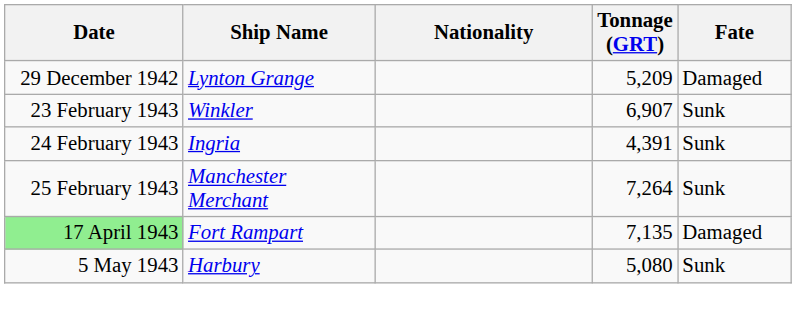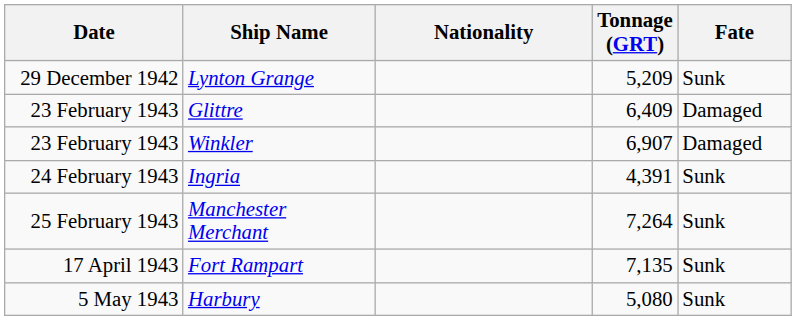(722, 77) Damaged -> (704, 77) Sunk
+ row: (215, 110)
(704, 110) Sunk -> (722, 143) Damaged
(121, 232) lightgreen background -> (121, 265) no background
(722, 232) Damaged -> (704, 265) Sunk
